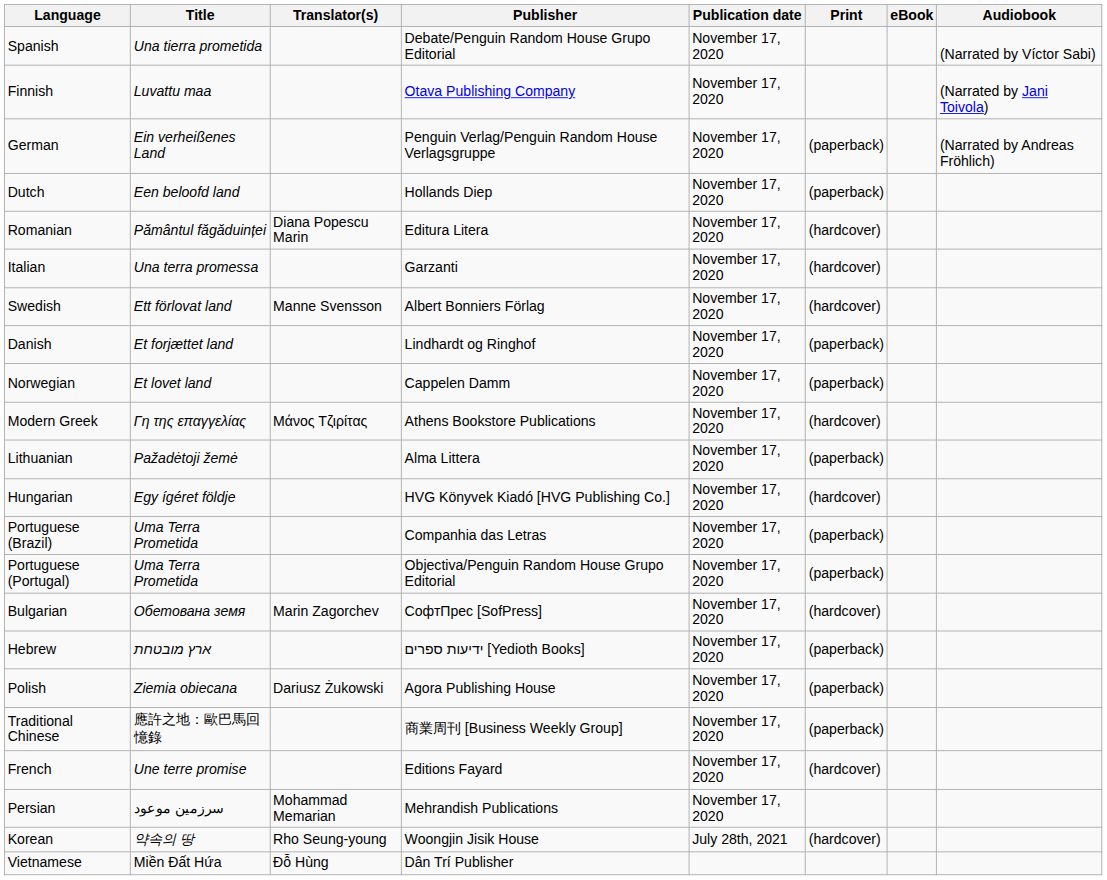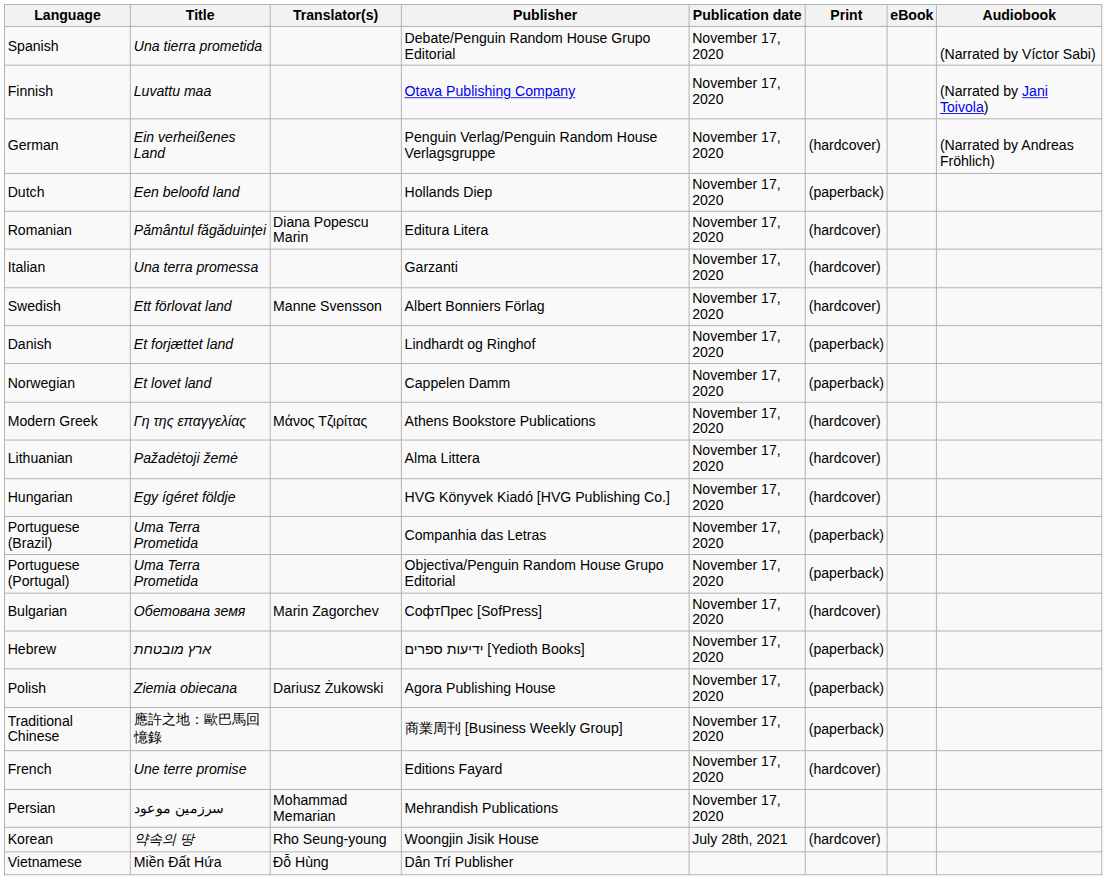(846, 146) (paperback) -> (845, 146) (hardcover)
(846, 459) (paperback) -> (845, 459) (hardcover)
